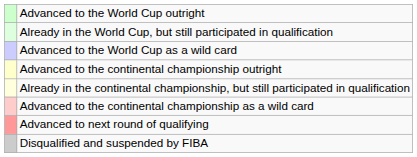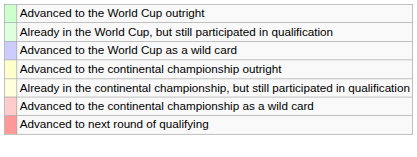- row: (114, 143)
